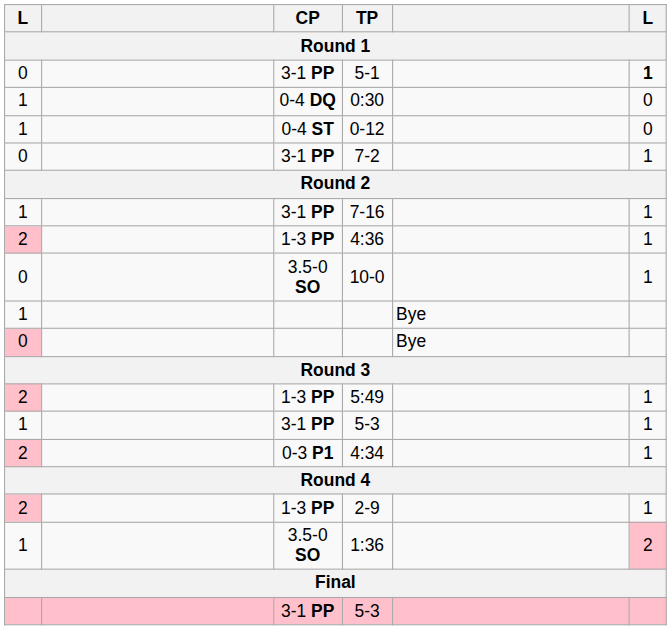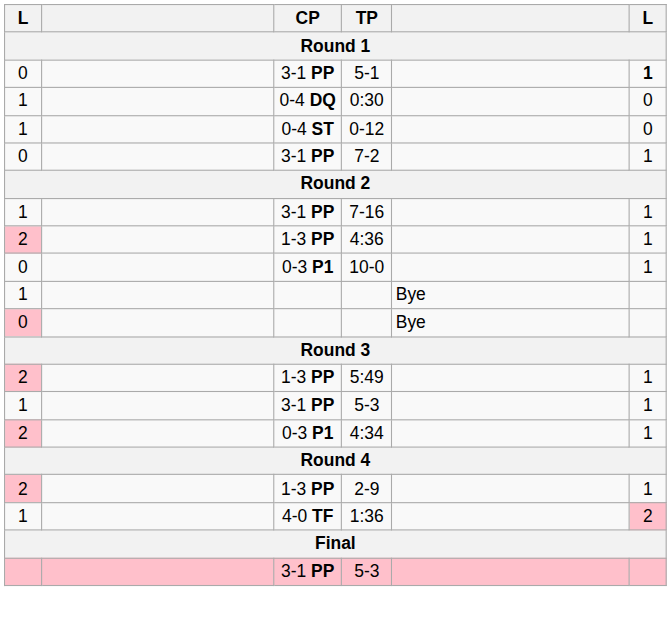(308, 277) 3.5-0 SO -> (308, 267) 0-3 P1
(308, 545) 3.5-0 SO -> (308, 516) 4-0 TF
